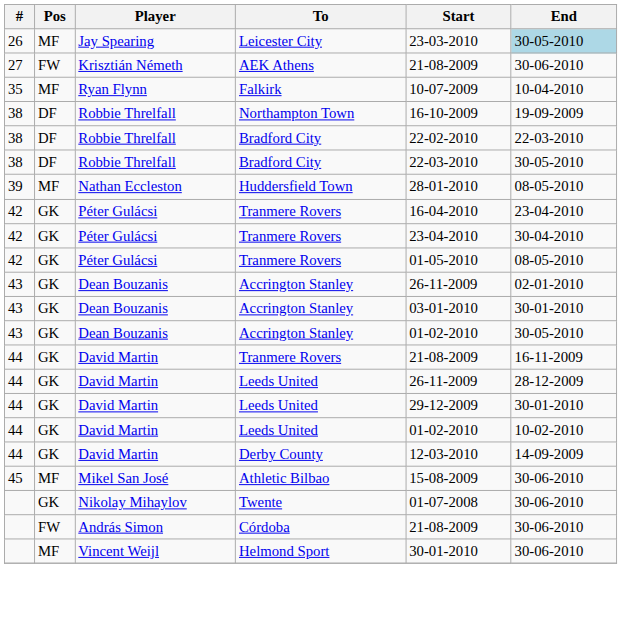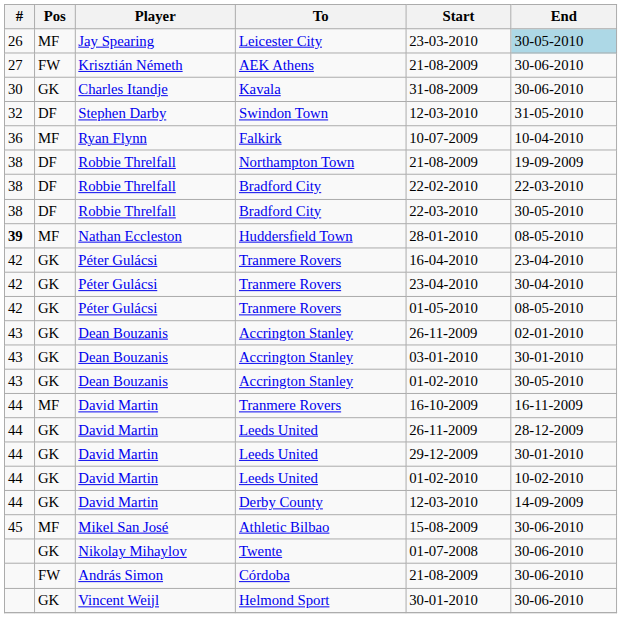+ row: (123, 89)
+ row: (122, 114)
(15, 89) 35 -> (15, 138) 36
(444, 114) 16-10-2009 -> (444, 162) 21-08-2009
(15, 187) normal -> (15, 235) bold
(49, 357) GK -> (49, 405) MF
(444, 357) 21-08-2009 -> (444, 405) 16-10-2009
(49, 551) MF -> (49, 600) GK
